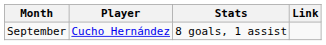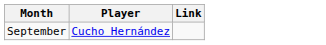- column: (231, 13)
